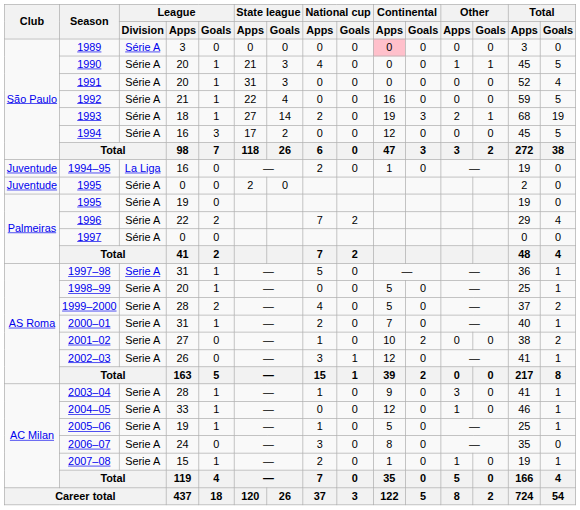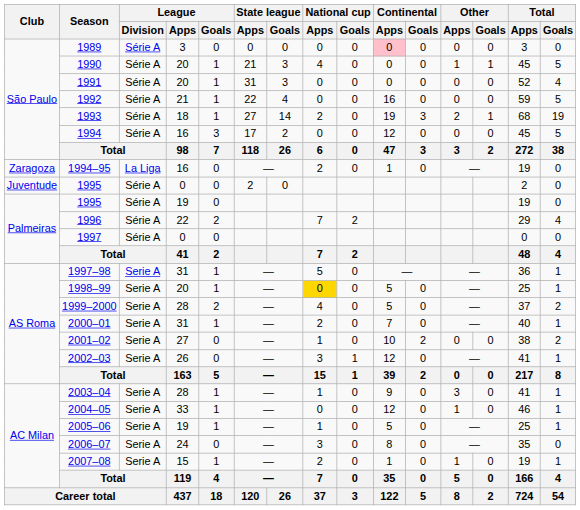(32, 168) Juventude -> (32, 168) Zaragoza
(320, 289) no background -> (320, 289) gold background
